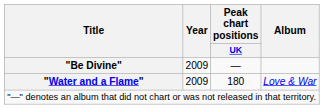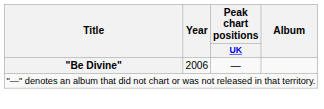(197, 65) 2009 -> (197, 65) 2006
- row: (94, 81)
